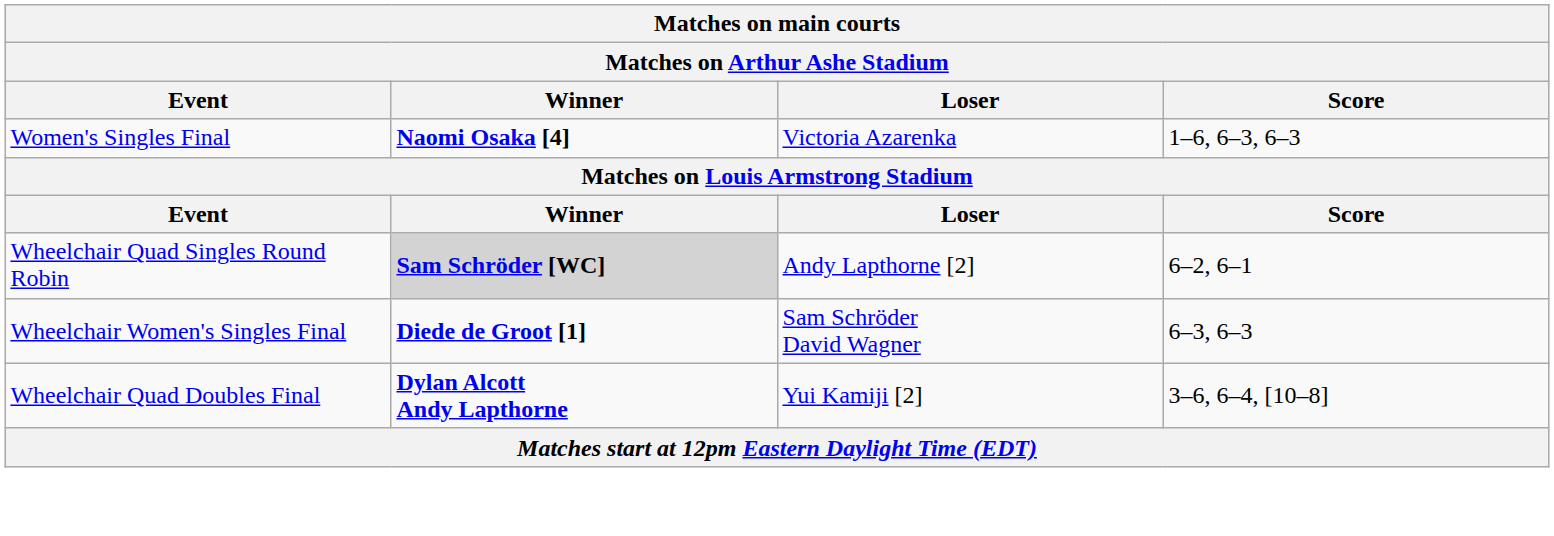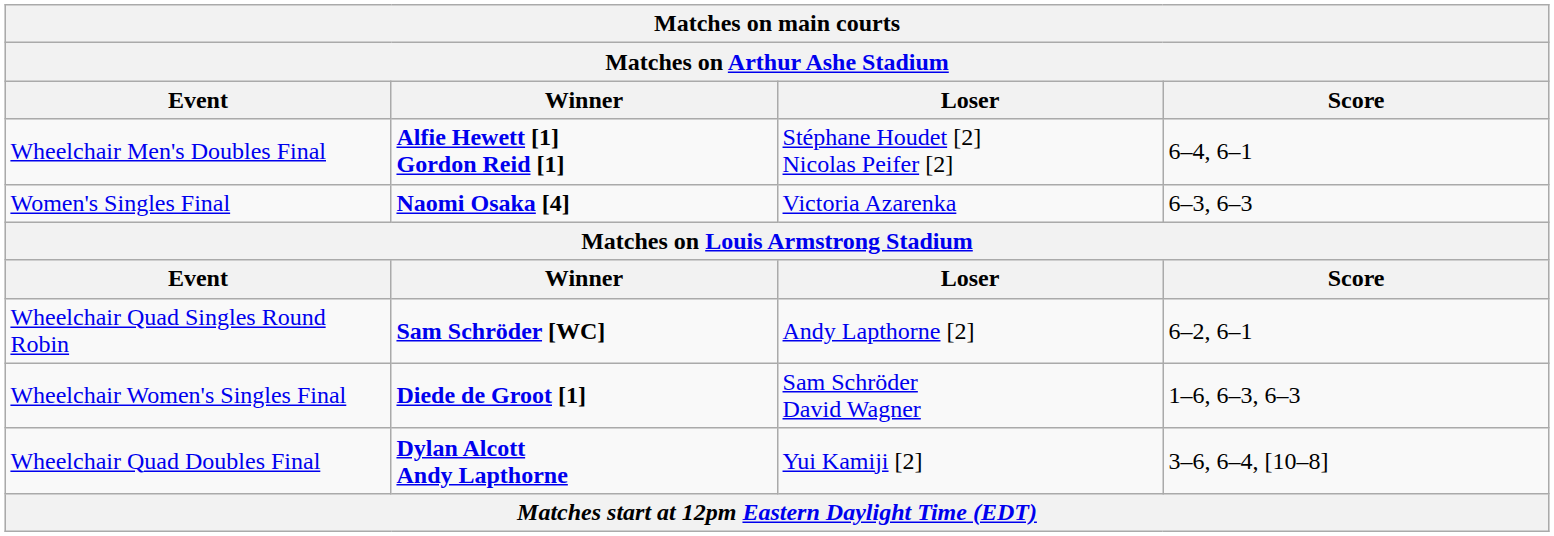+ row: (168, 151)
(1235, 137) 1–6, 6–3, 6–3 -> (1211, 202) 6–3, 6–3
(501, 265) lightgrey background -> (501, 330) no background
(1211, 330) 6–3, 6–3 -> (1235, 395) 1–6, 6–3, 6–3
